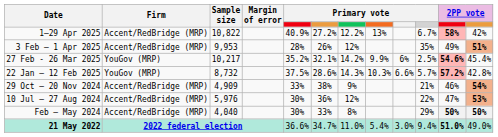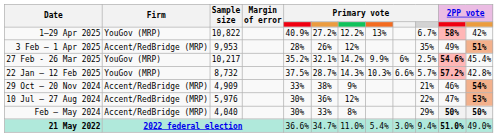(156, 33) Accent/RedBridge (MRP) -> (133, 33) YouGov (MRP)
(325, 73) 28.6% -> (325, 73) 28.7%
